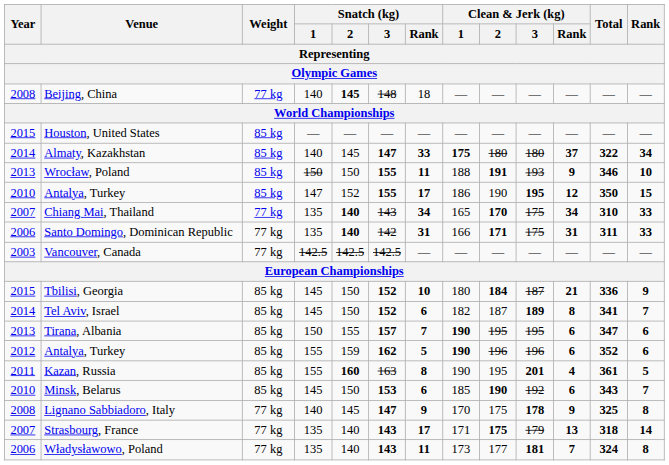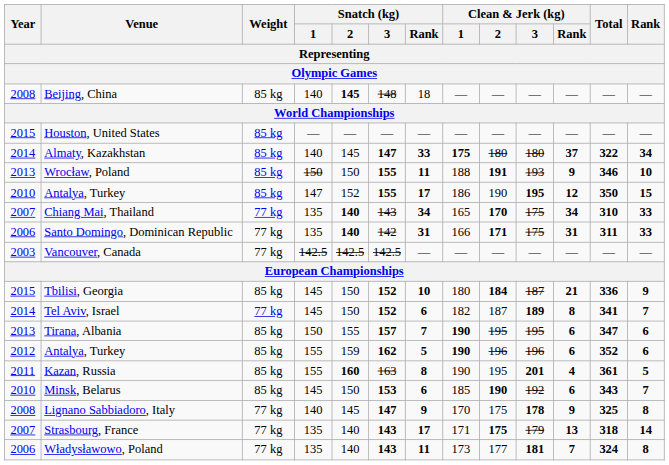(268, 93) 77 kg -> (268, 93) 85 kg
(268, 311) 85 kg -> (268, 311) 77 kg
